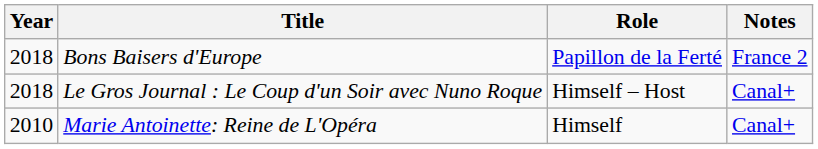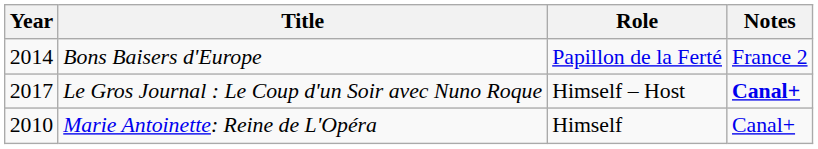(31, 56) 2018 -> (31, 56) 2014
(31, 90) 2018 -> (31, 90) 2017
(764, 90) normal -> (766, 90) bold
